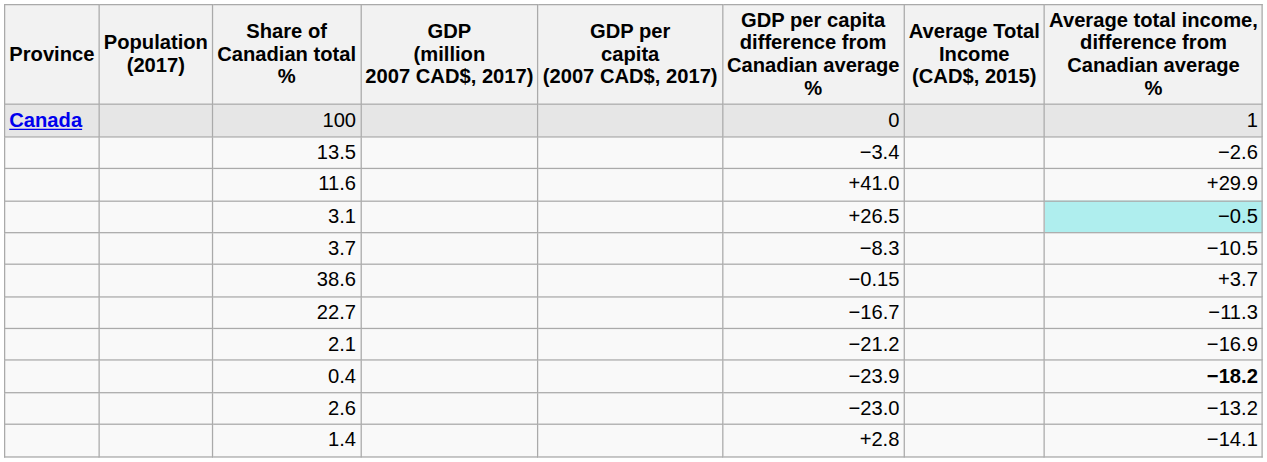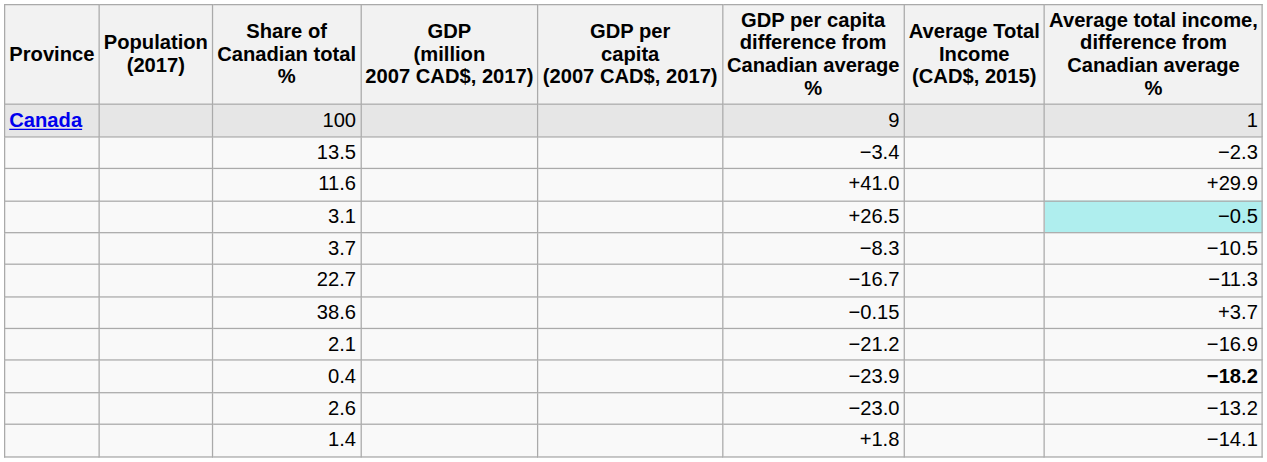(894, 120) 0 -> (894, 120) 9
(1238, 152) −2.6 -> (1238, 152) −2.3
rows swapped: (336, 280) <-> (336, 312)
(880, 440) +2.8 -> (880, 440) +1.8
